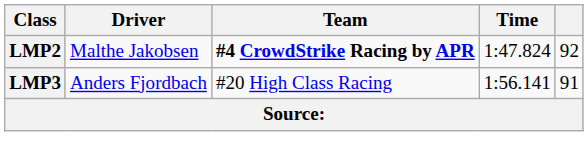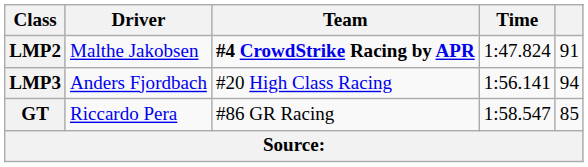(569, 51) 92 -> (569, 51) 91
(569, 82) 91 -> (569, 82) 94
+ row: (35, 114)
